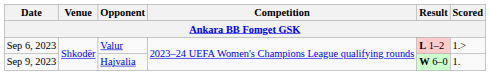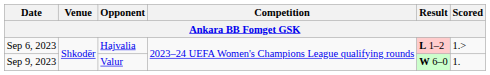(112, 45) Valur -> (118, 45) Hajvalia
(118, 62) Hajvalia -> (112, 62) Valur
